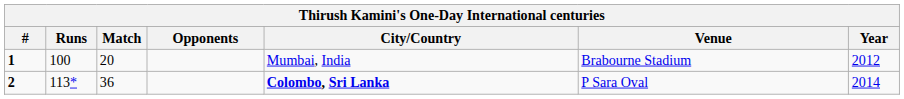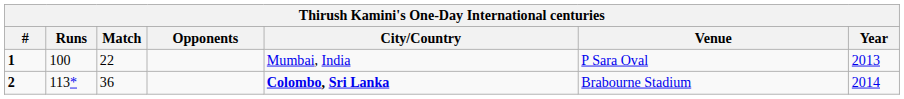(107, 60) 20 -> (107, 60) 22
(636, 60) Brabourne Stadium -> (615, 60) P Sara Oval
(866, 60) 2012 -> (866, 60) 2013
(615, 82) P Sara Oval -> (636, 82) Brabourne Stadium
